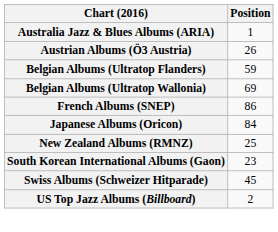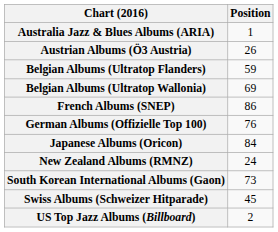+ row: (116, 124)
(250, 143) 25 -> (250, 161) 24
(250, 161) 23 -> (250, 180) 73
